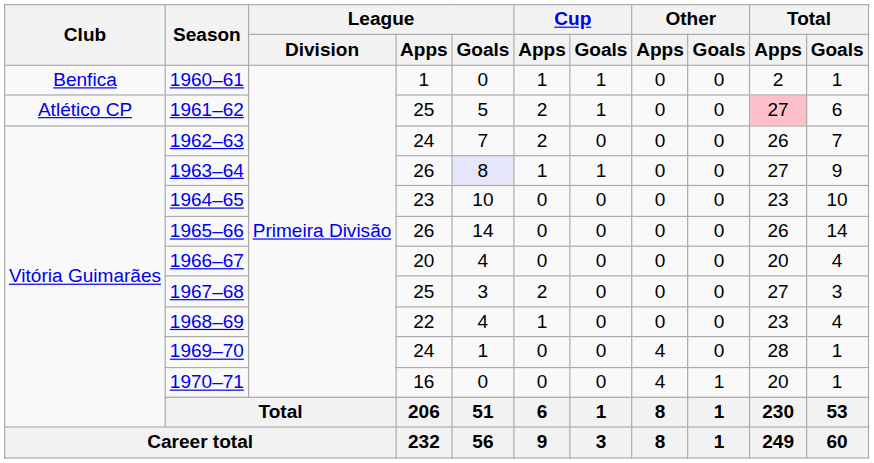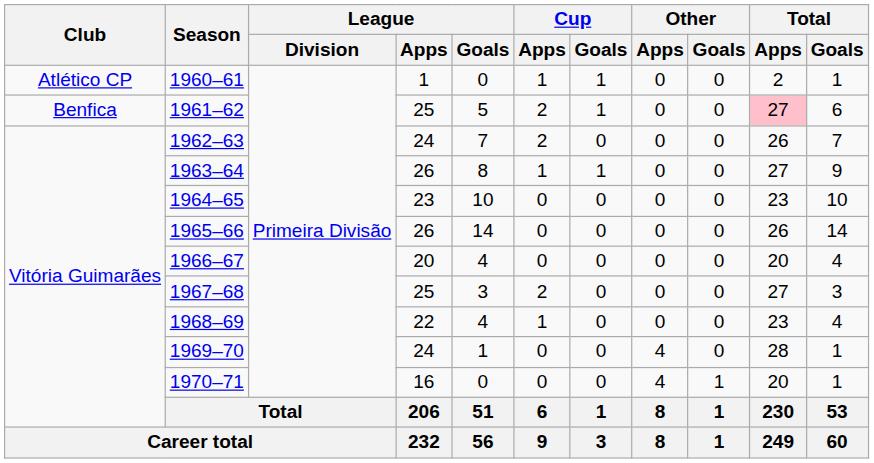(85, 79) Benfica -> (85, 79) Atlético CP
(85, 110) Atlético CP -> (85, 110) Benfica
(483, 170) lavender background -> (483, 170) no background
